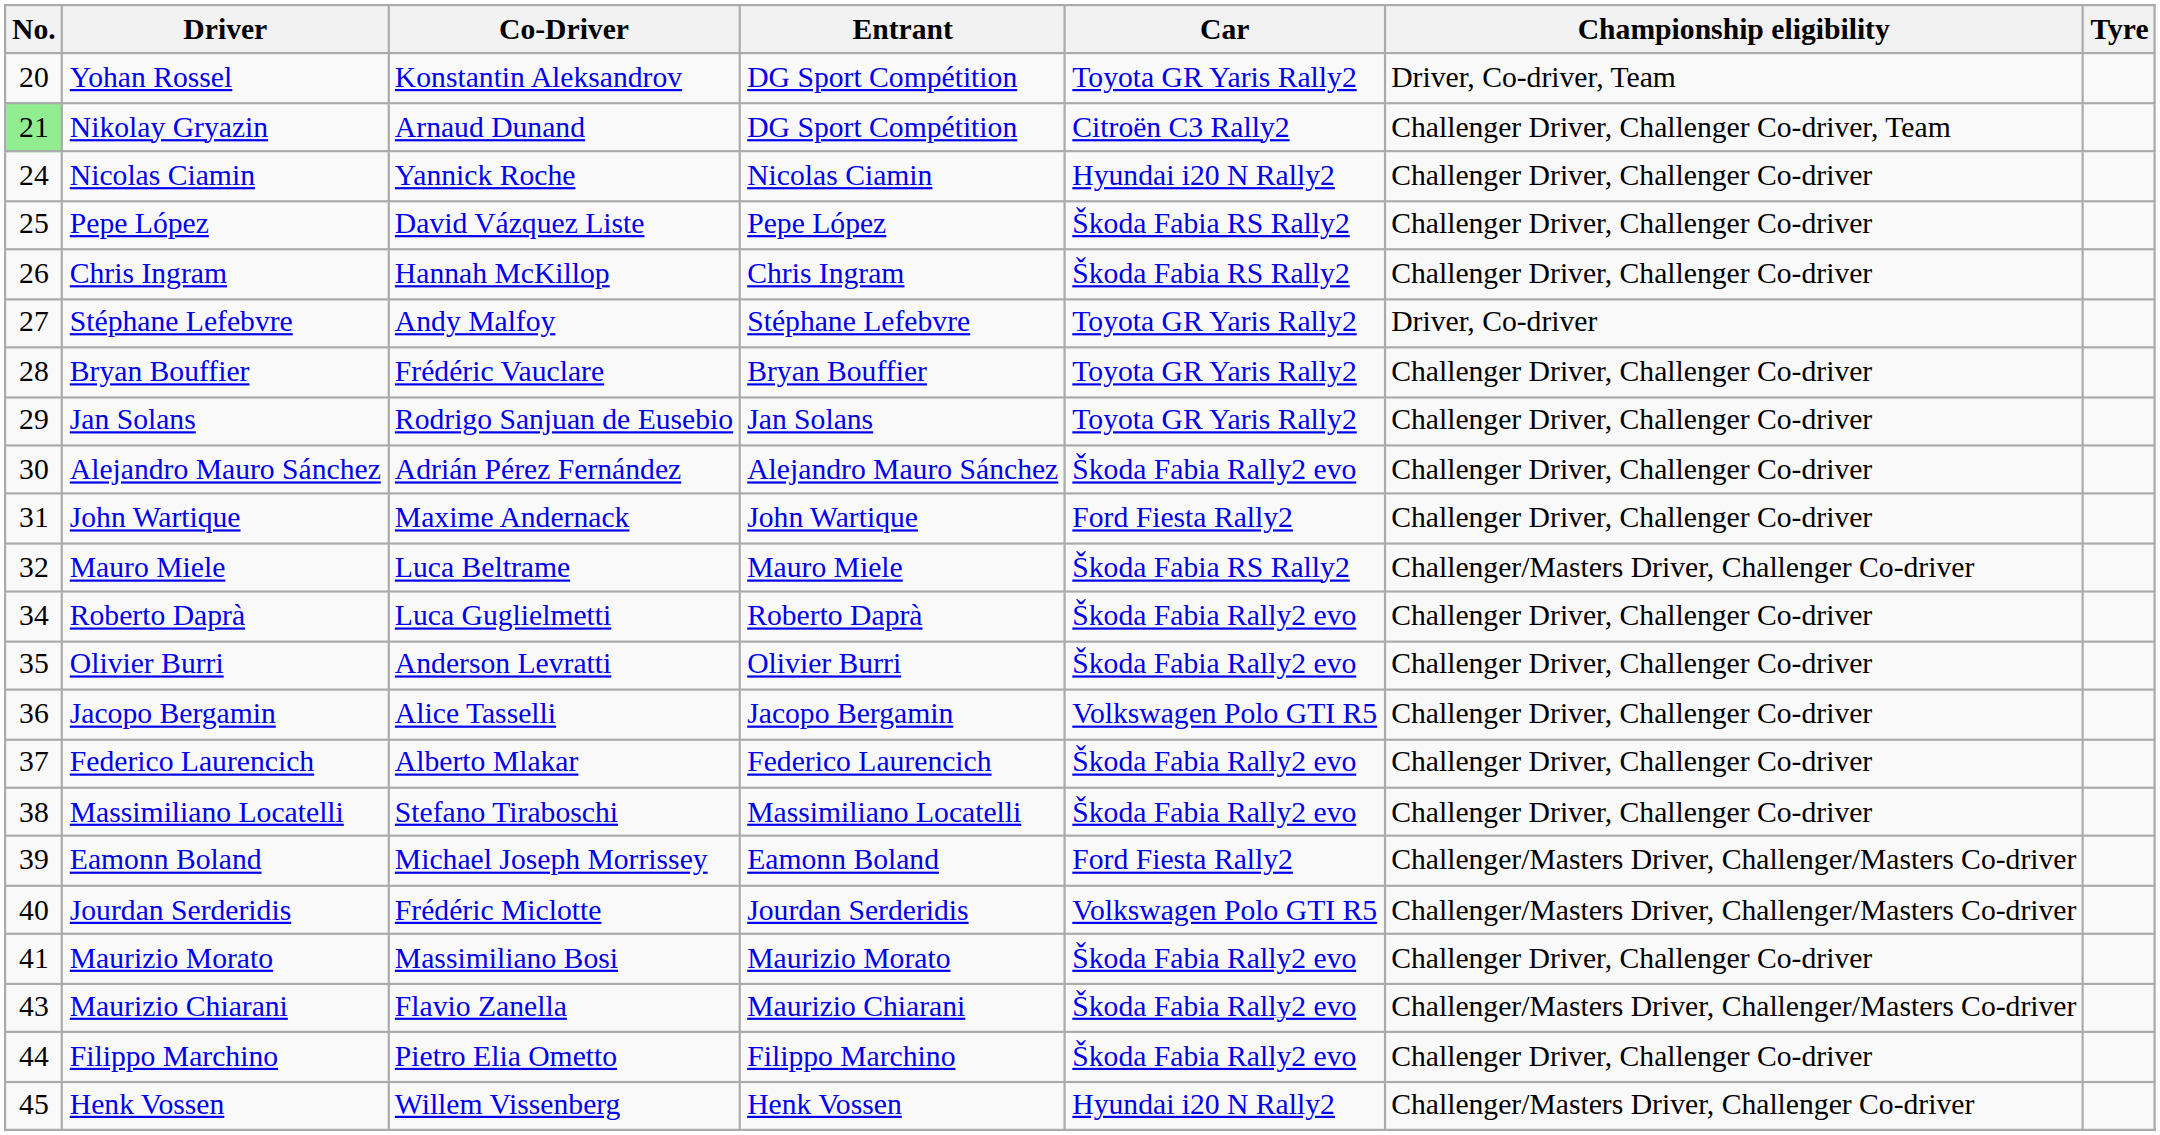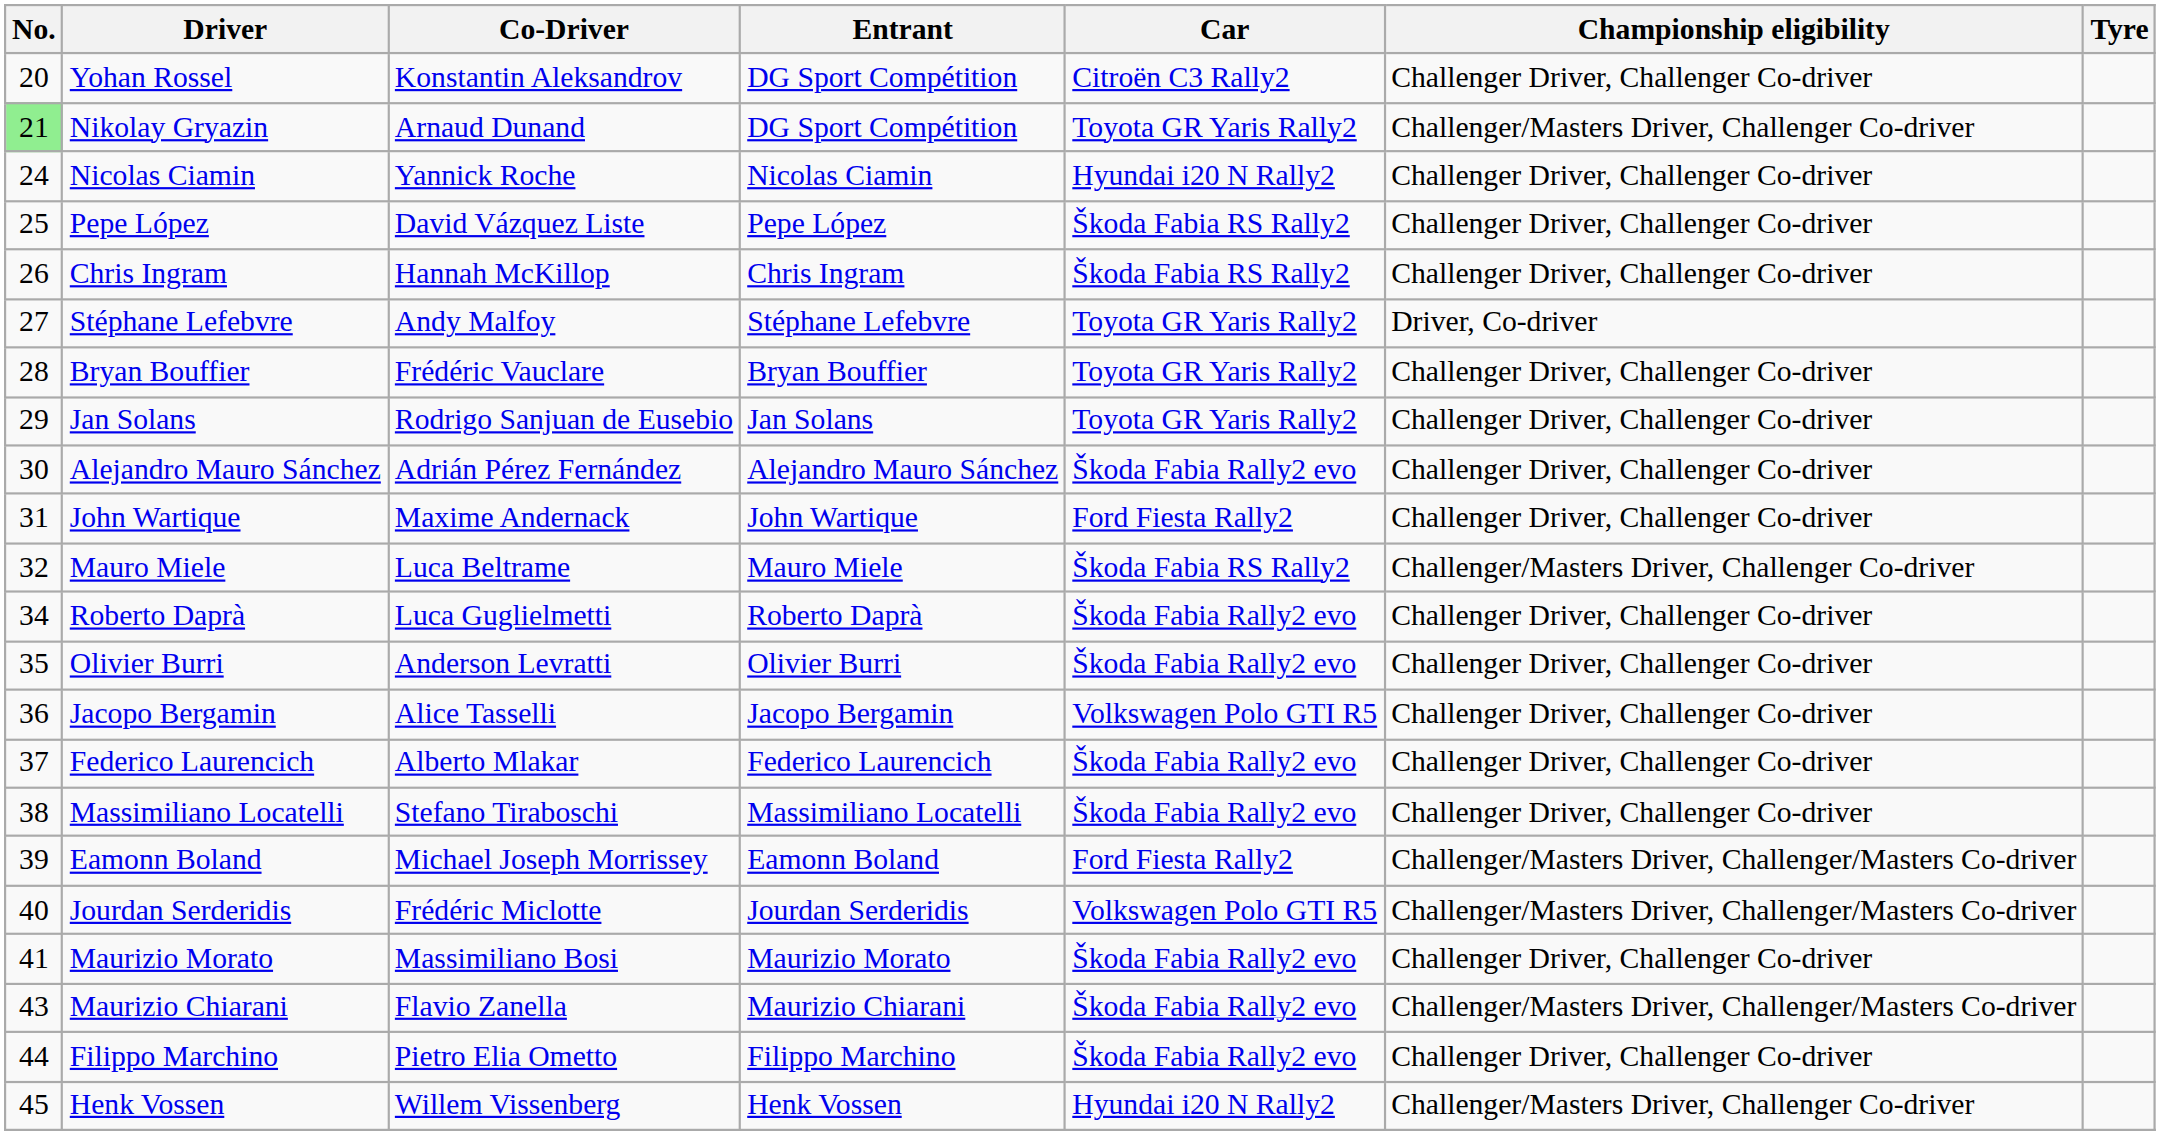(1215, 77) Toyota GR Yaris Rally2 -> (1181, 77) Citroën C3 Rally2
(1534, 77) Driver, Co-driver, Team -> (1632, 77) Challenger Driver, Challenger Co-driver
(1181, 126) Citroën C3 Rally2 -> (1215, 126) Toyota GR Yaris Rally2
(1671, 126) Challenger Driver, Challenger Co-driver, Team -> (1683, 126) Challenger/Masters Driver, Challenger Co-driver
